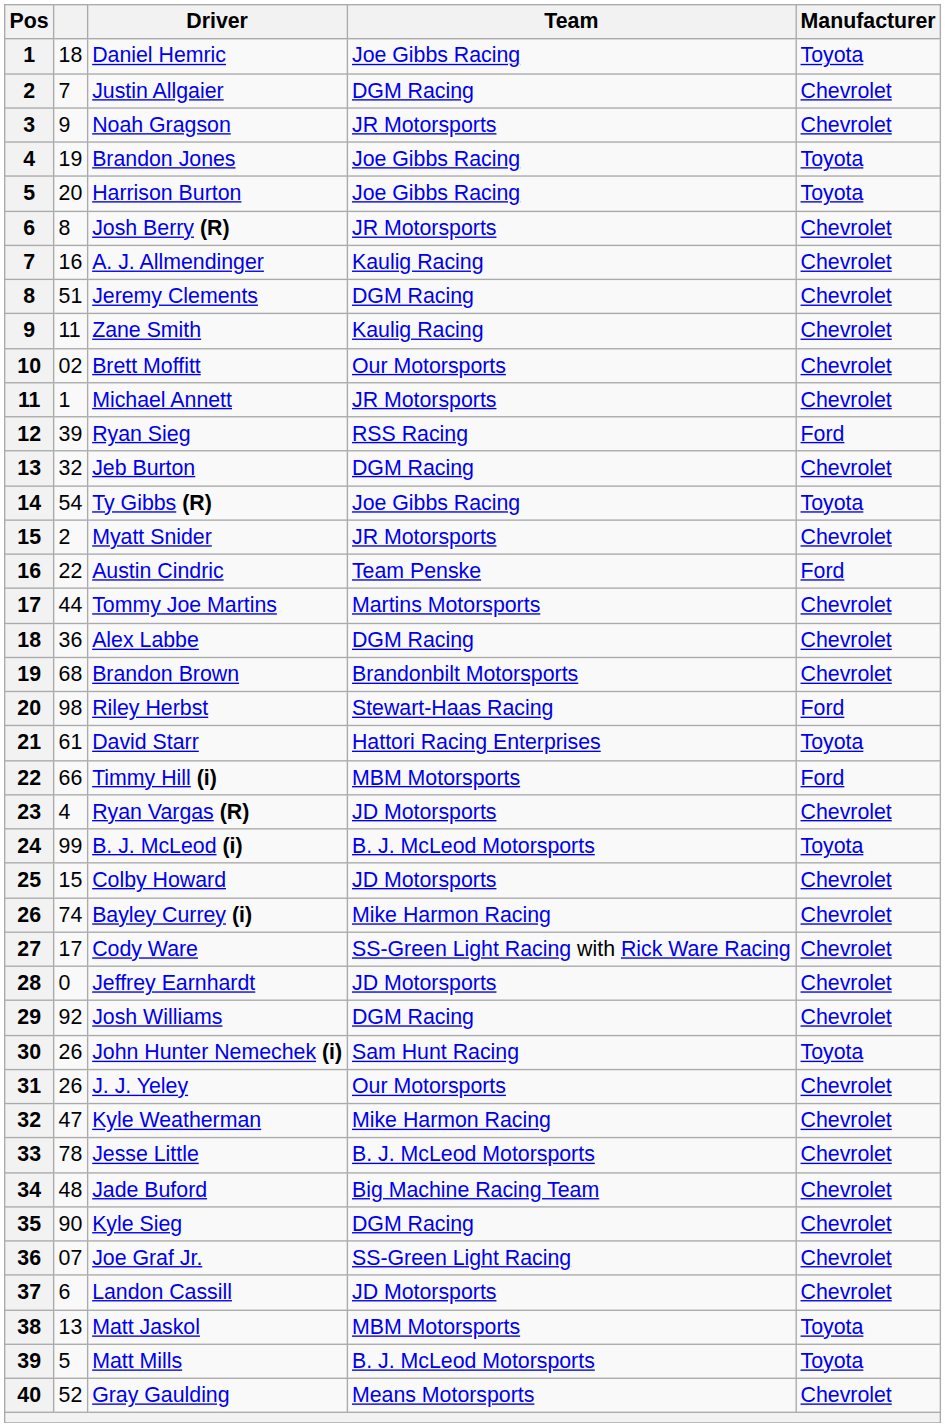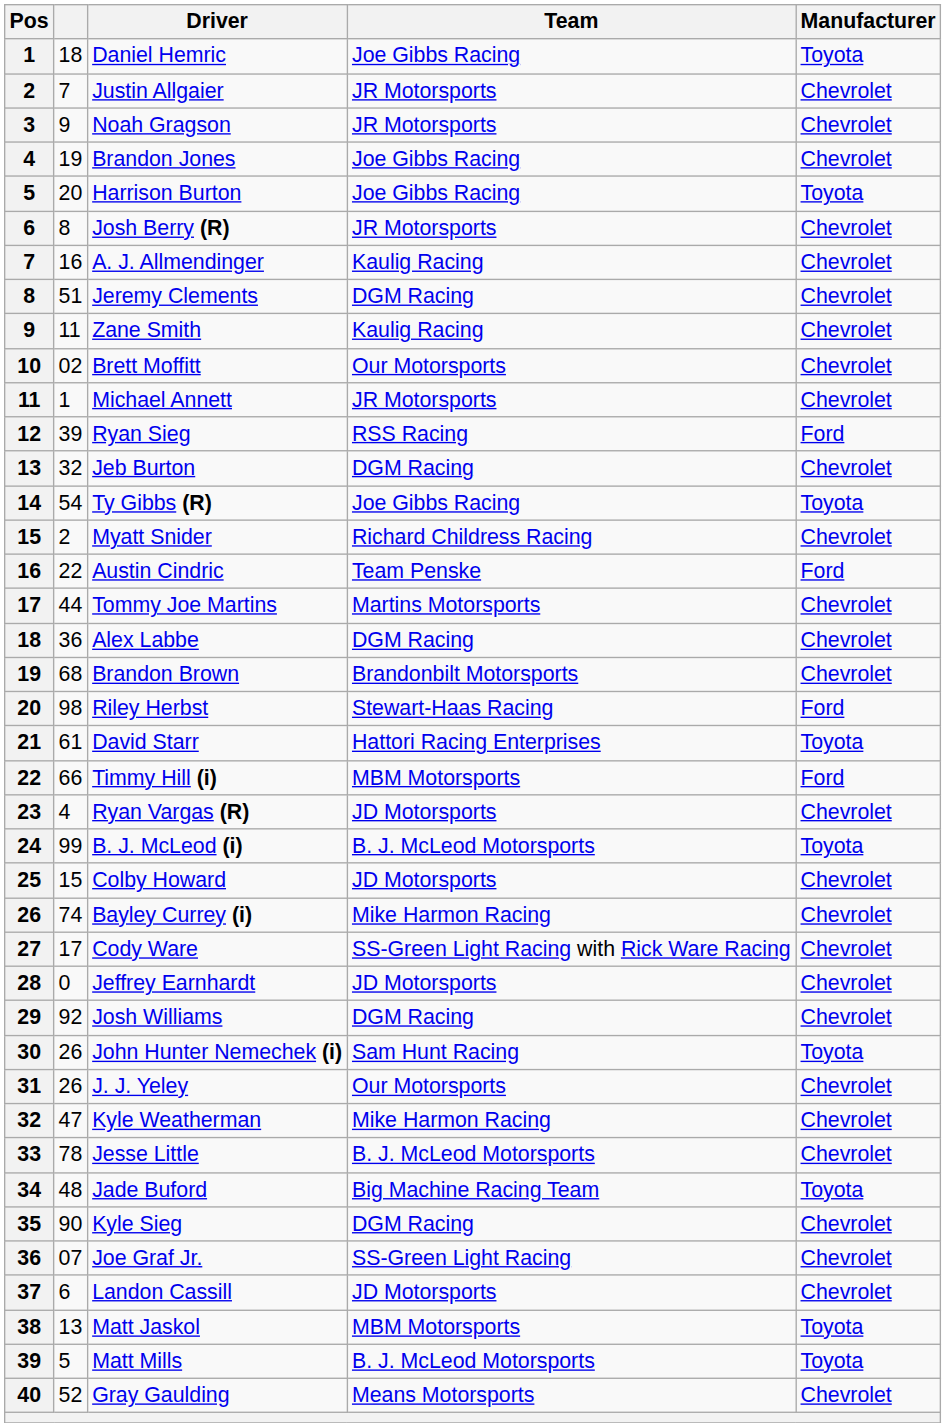(413, 90) DGM Racing -> (424, 90) JR Motorsports
(832, 158) Toyota -> (846, 158) Chevrolet
(424, 536) JR Motorsports -> (472, 536) Richard Childress Racing
(846, 1188) Chevrolet -> (832, 1188) Toyota
